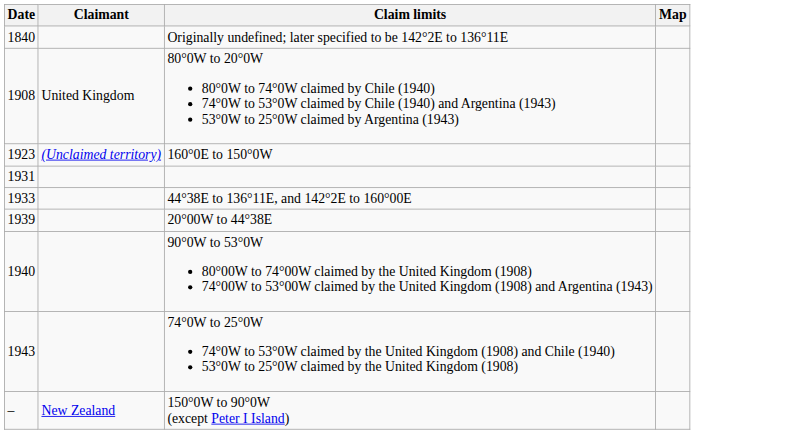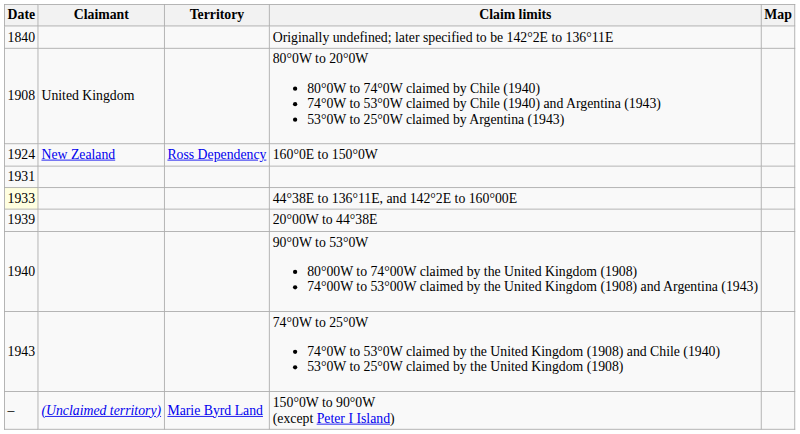+ column: (217, 15)
(21, 154) 1923 -> (21, 154) 1924
(101, 154) (Unclaimed territory) -> (78, 154) New Zealand
(21, 198) no background -> (21, 198) lightyellow background
(78, 410) New Zealand -> (101, 410) (Unclaimed territory)
